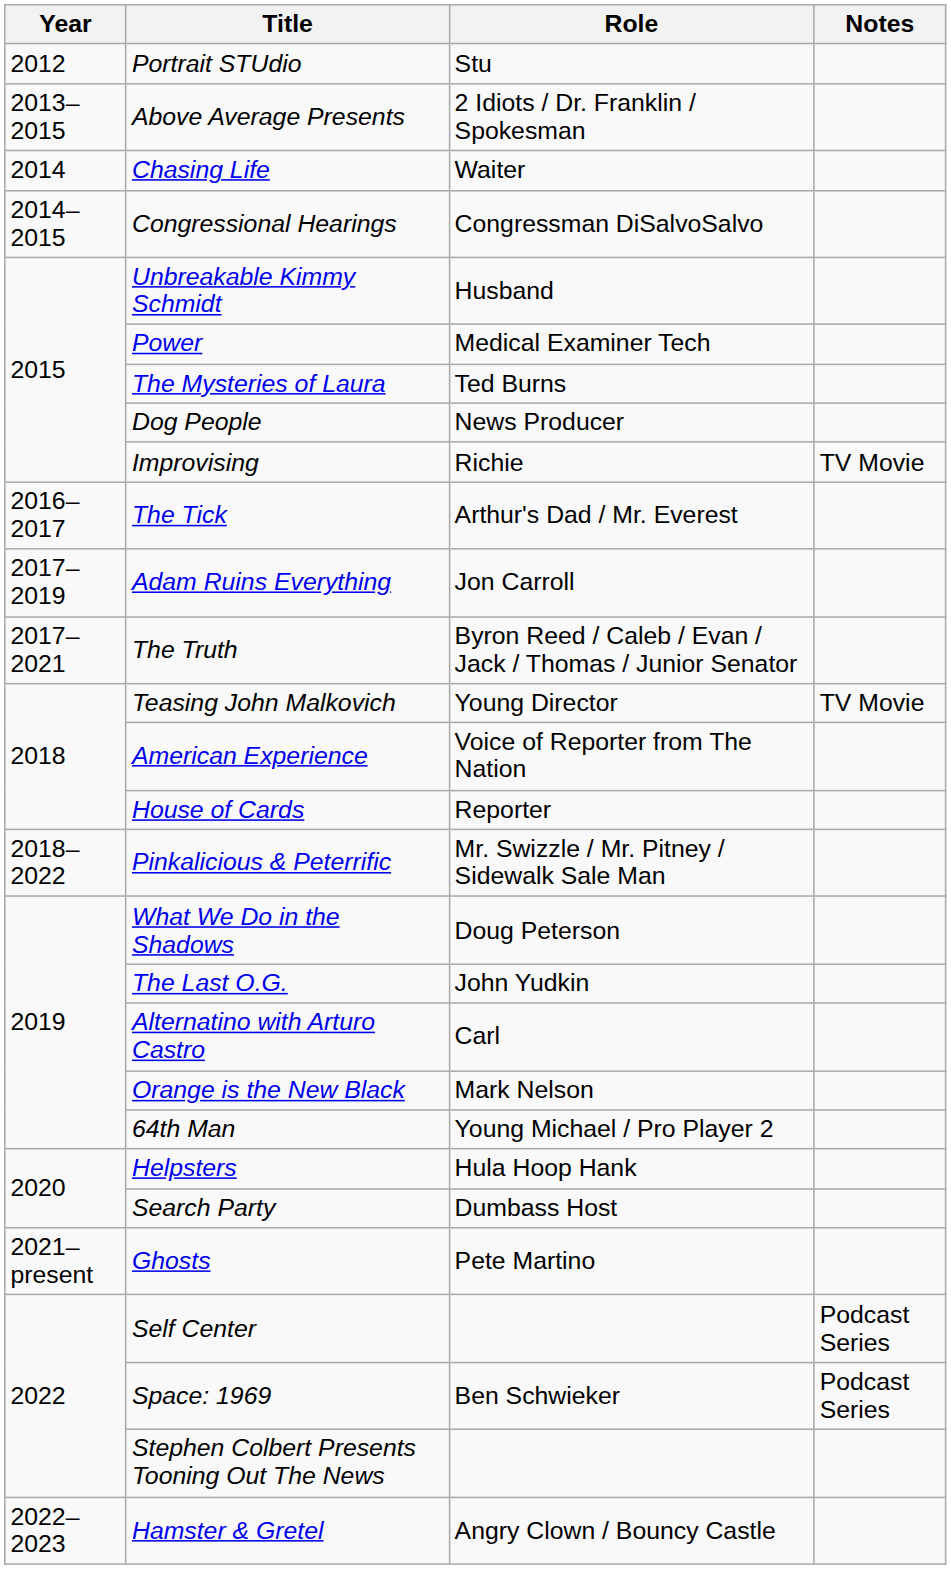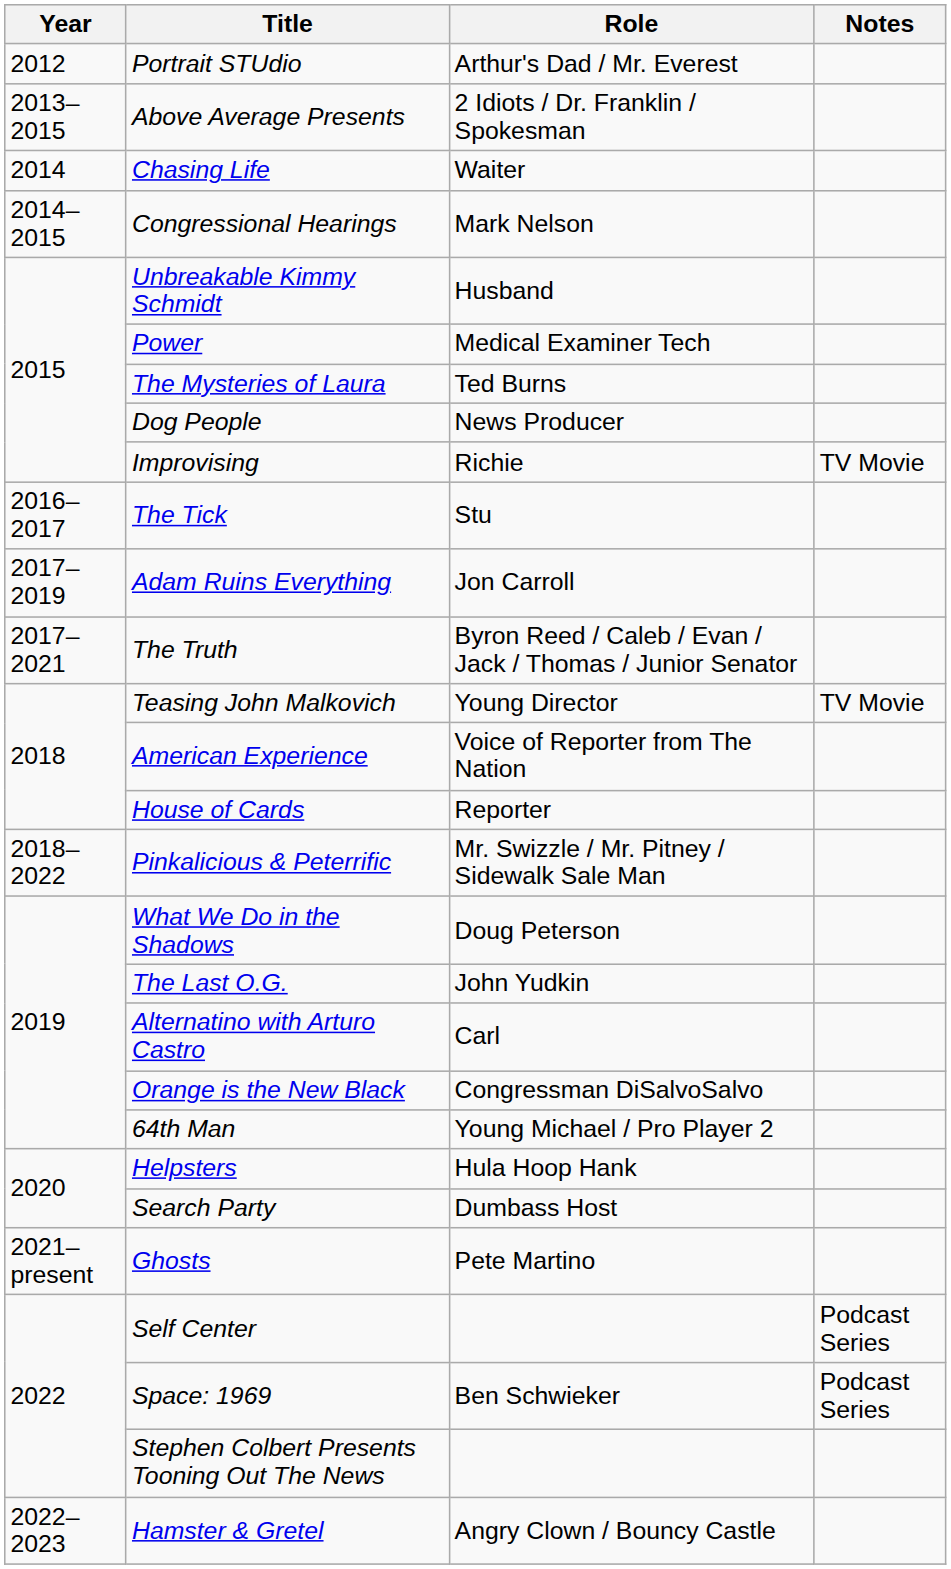(473, 63) Stu -> (596, 63) Arthur's Dad / Mr. Everest
(609, 223) Congressman DiSalvoSalvo -> (524, 223) Mark Nelson
(596, 515) Arthur's Dad / Mr. Everest -> (473, 515) Stu
(524, 1089) Mark Nelson -> (609, 1089) Congressman DiSalvoSalvo
